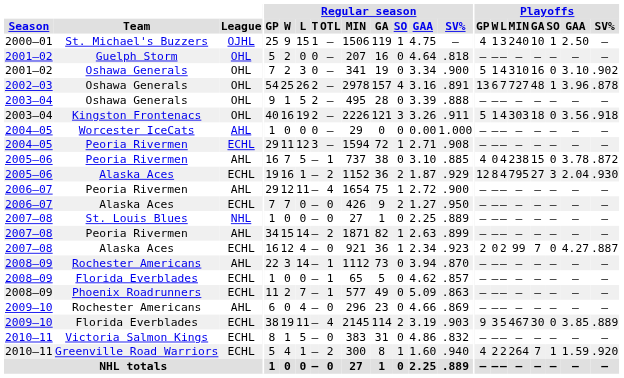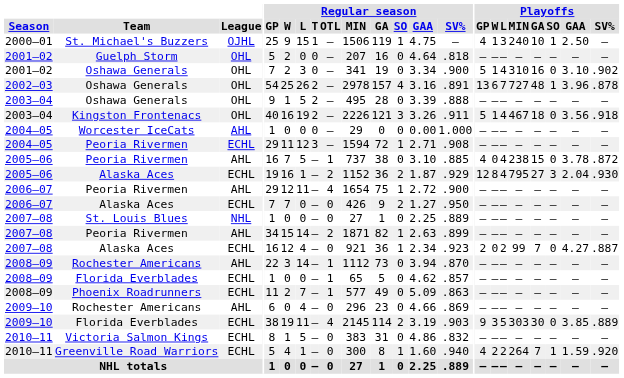(519, 115) 303 -> (519, 115) 467
(519, 322) 467 -> (519, 322) 303
(330, 352) 2 -> (330, 352) 0
